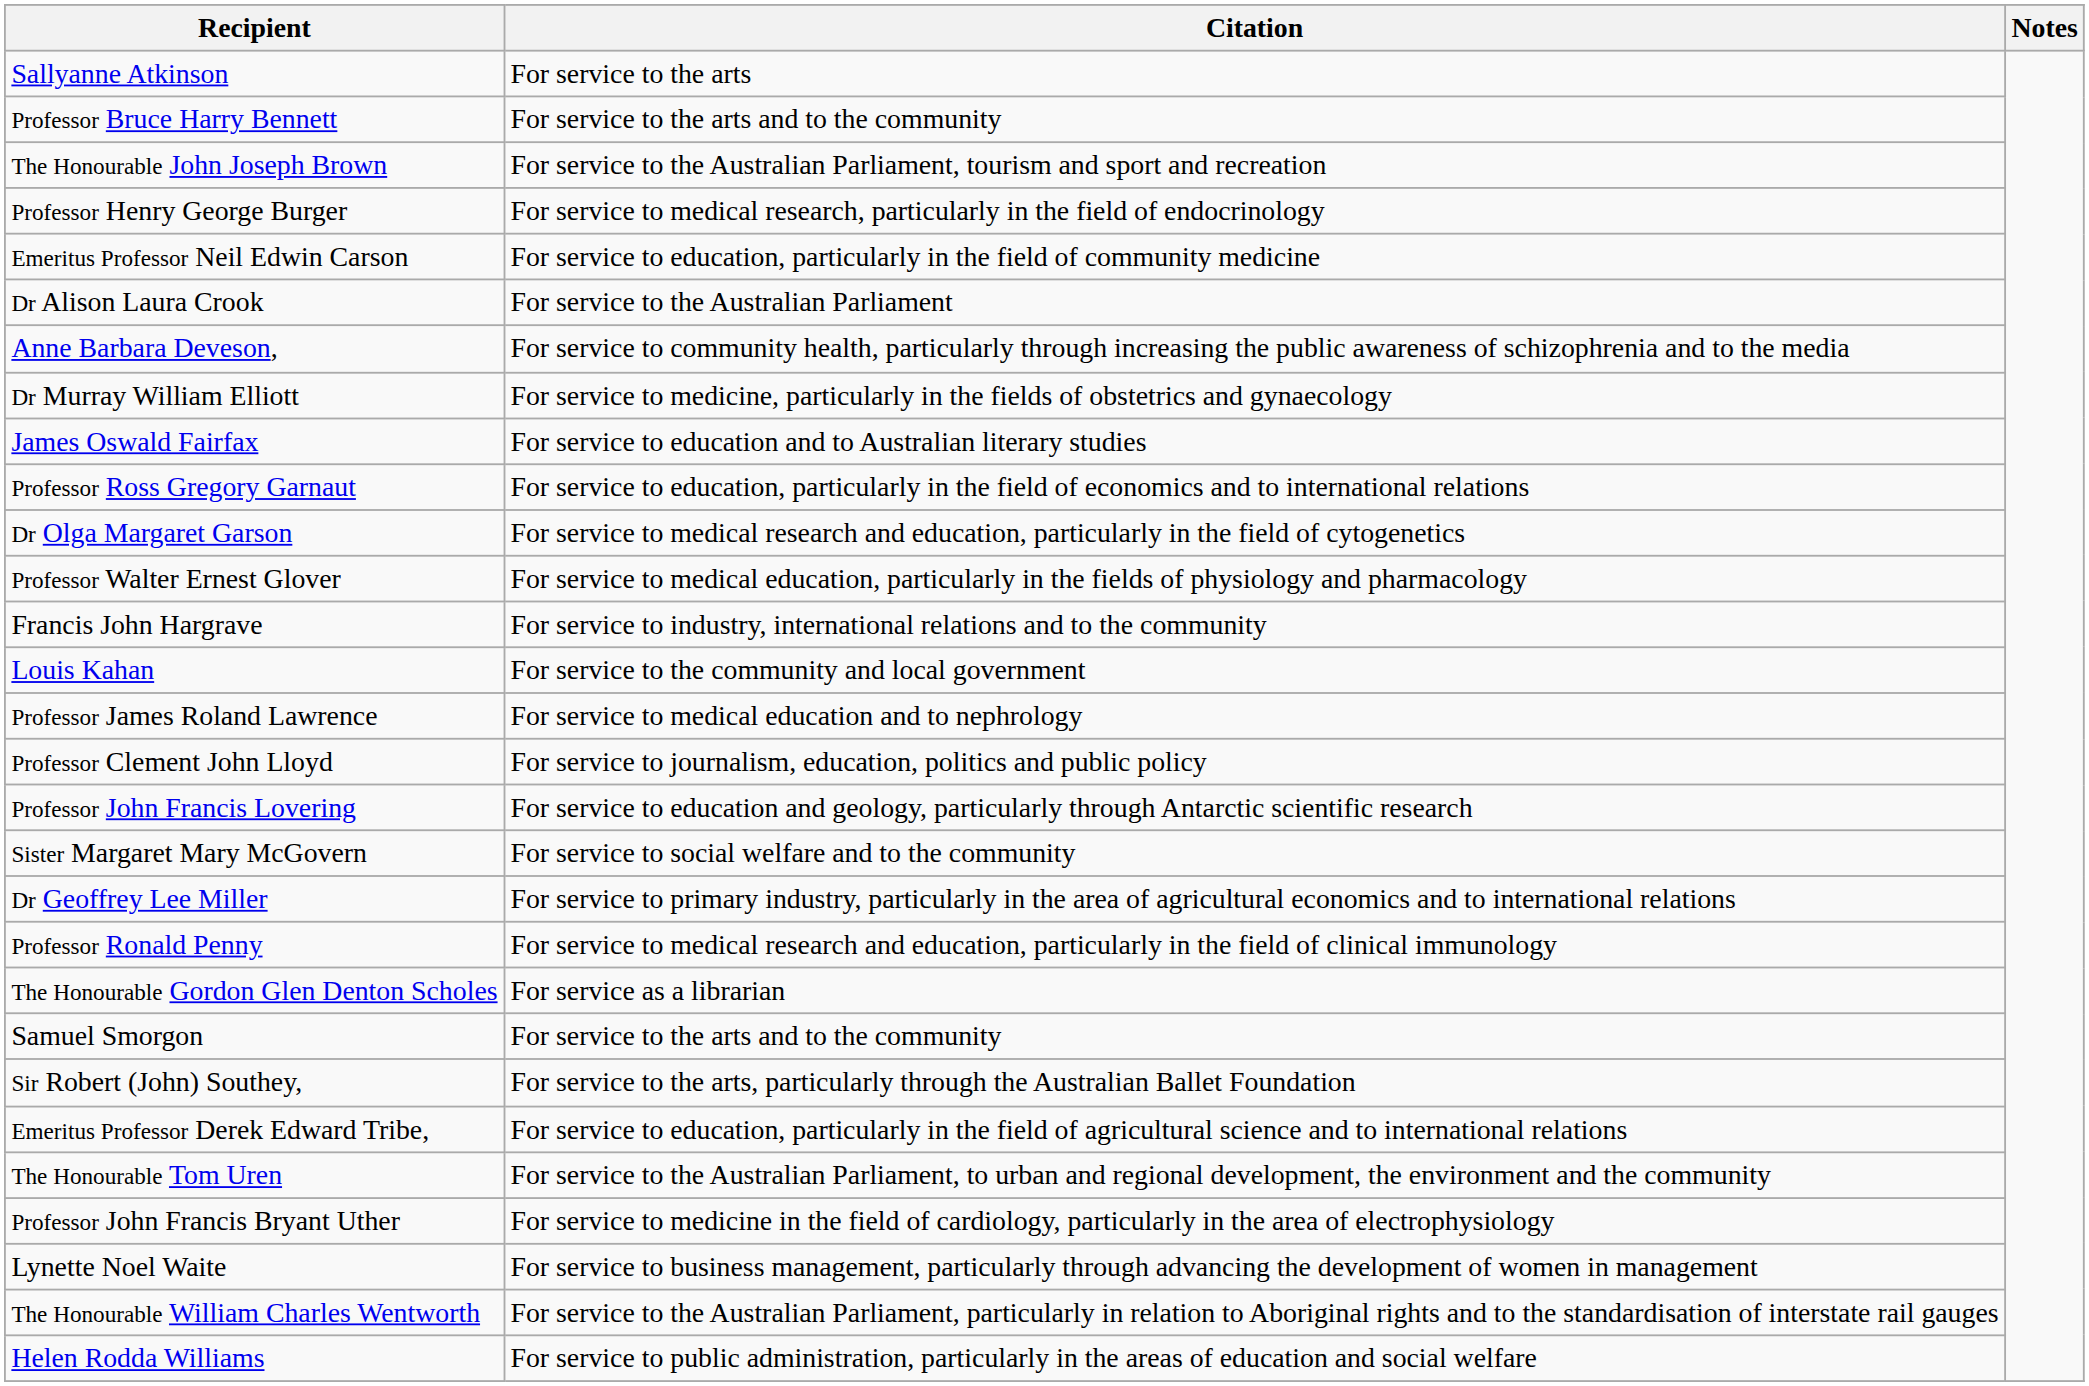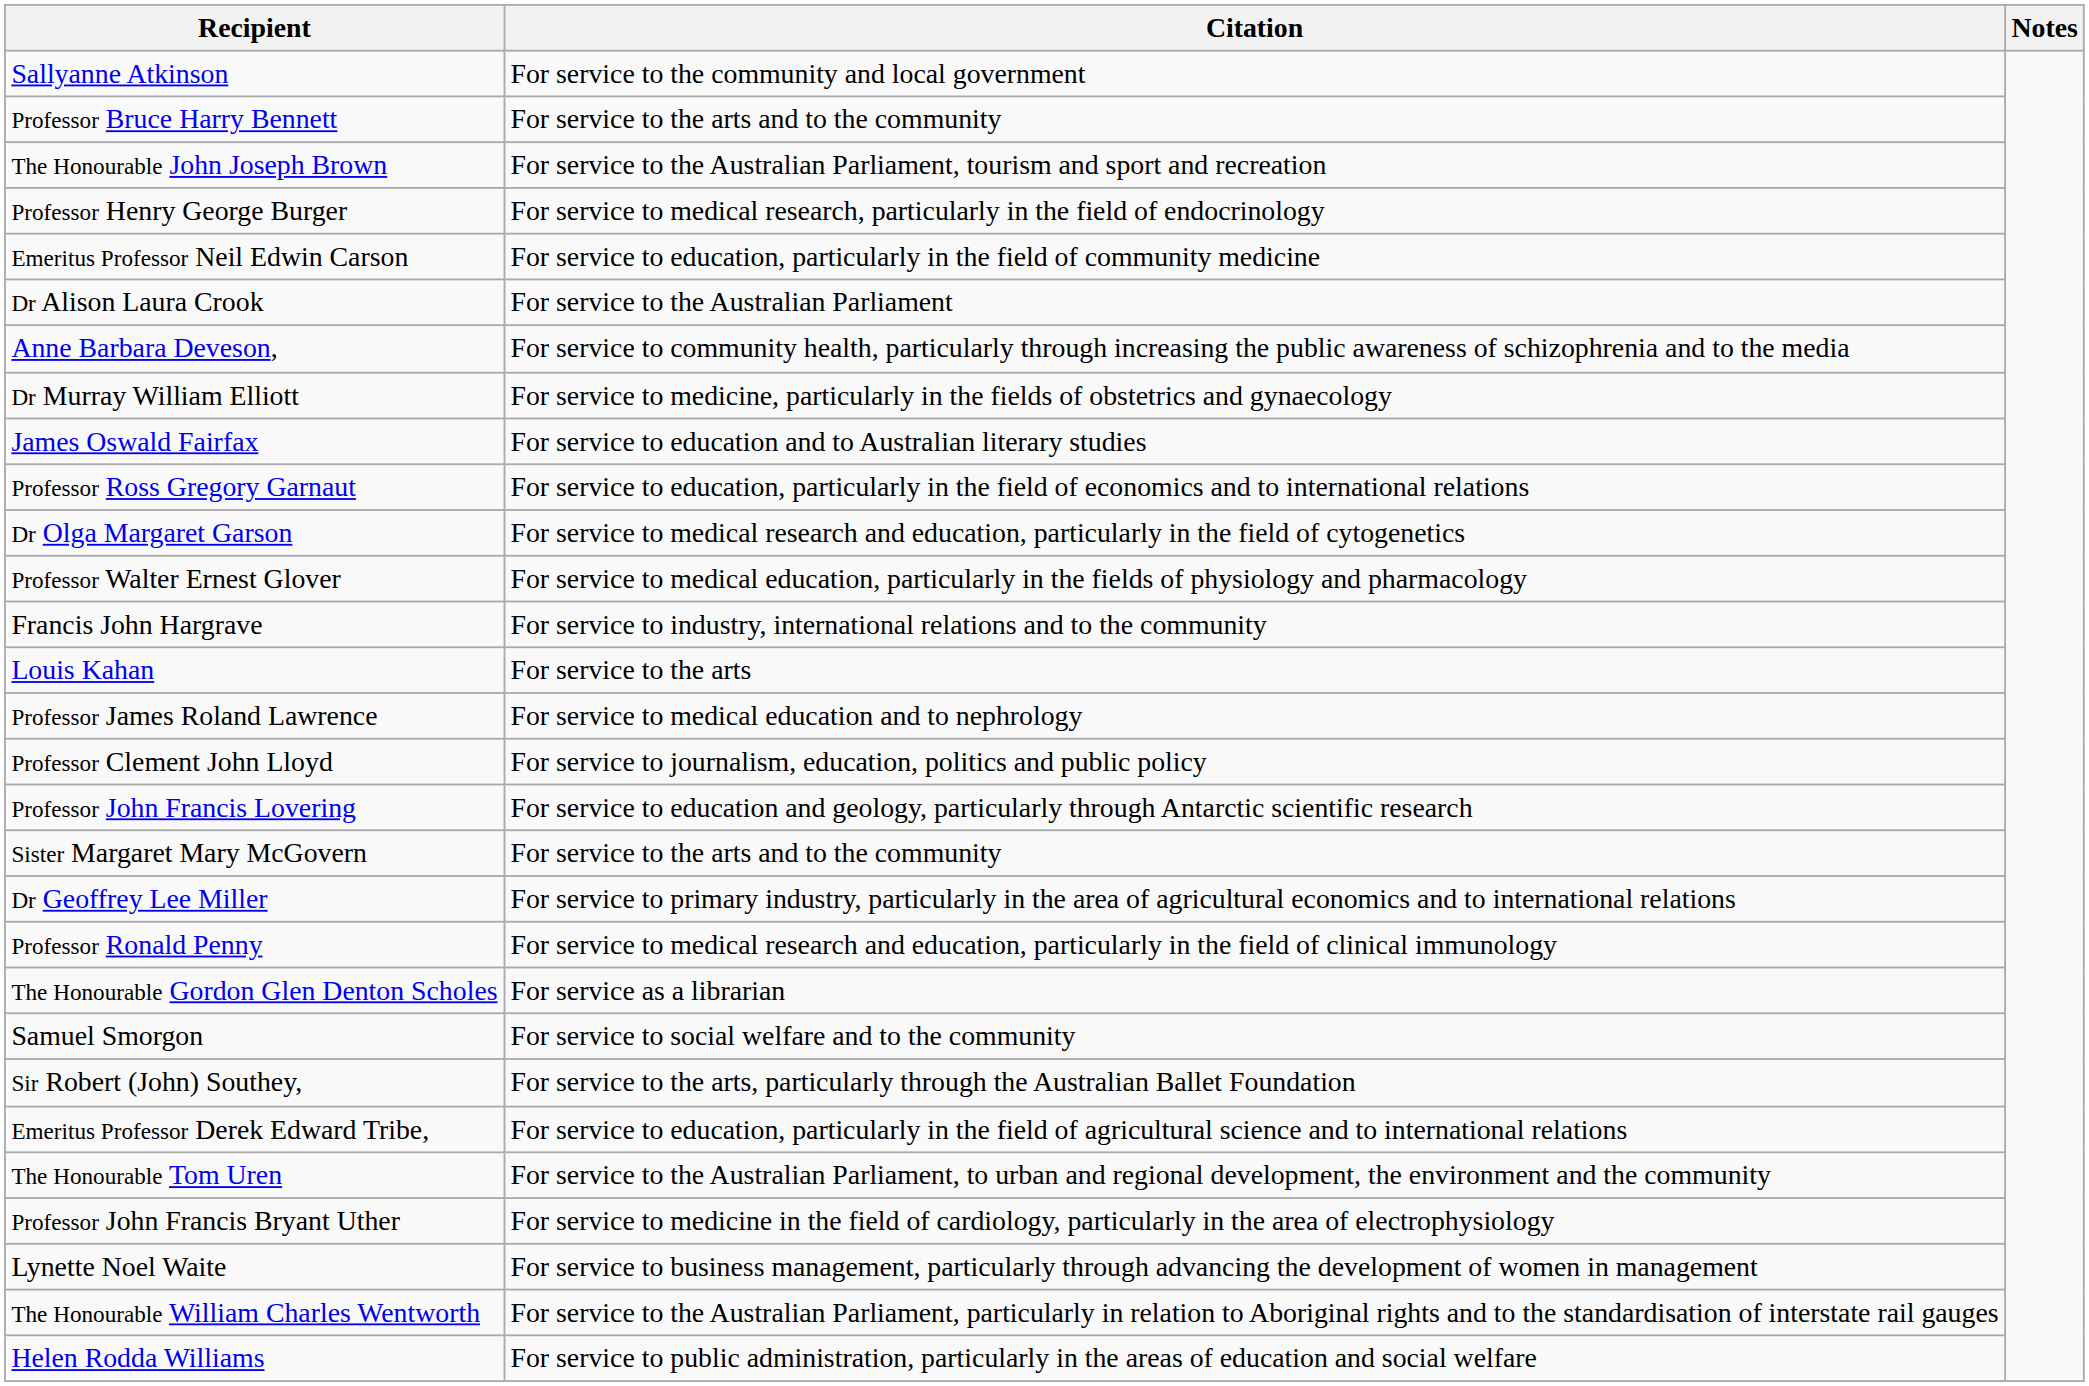(631, 73) For service to the arts -> (798, 73) For service to the community and local government
(798, 669) For service to the community and local government -> (631, 669) For service to the arts
(793, 853) For service to social welfare and to the community -> (756, 853) For service to the arts and to the community
(756, 1036) For service to the arts and to the community -> (793, 1036) For service to social welfare and to the community
